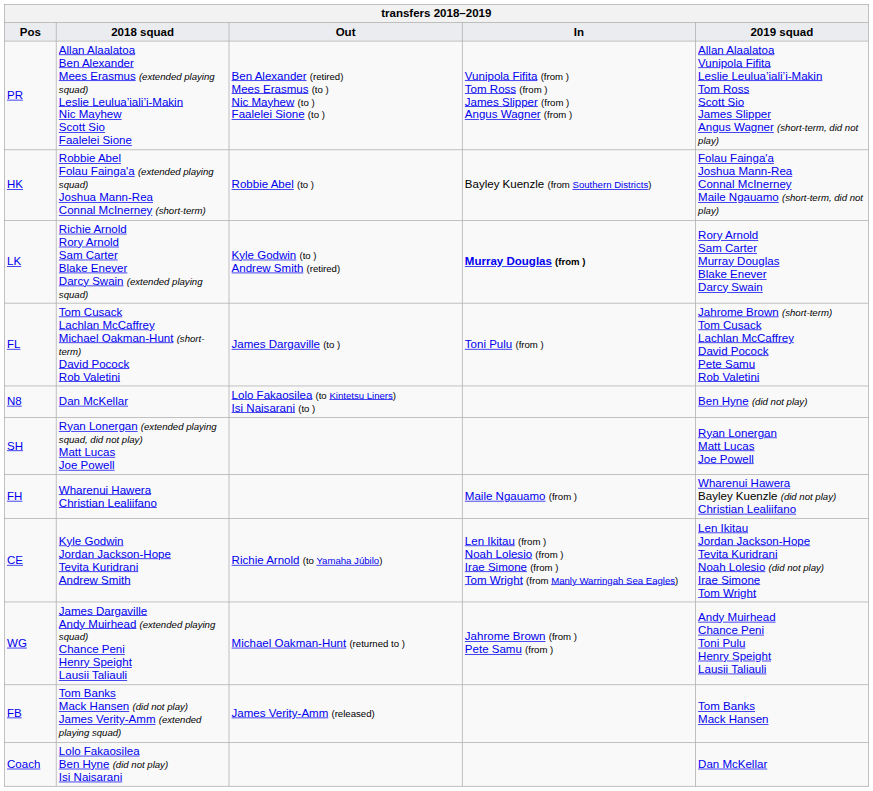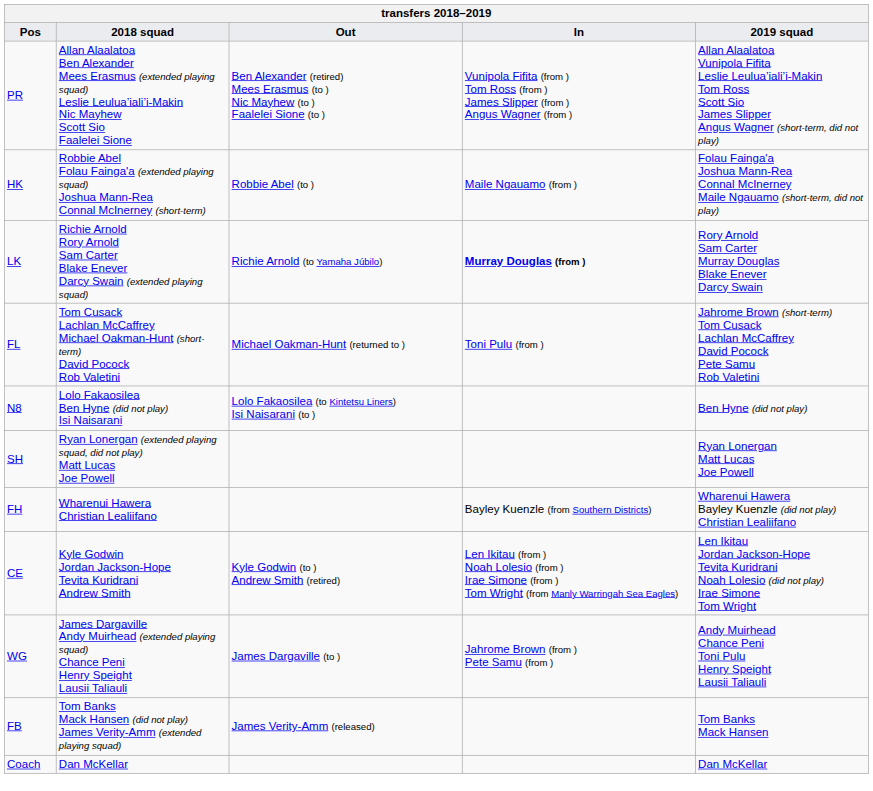(558, 185) Bayley Kuenzle (from Southern Districts) -> (521, 185) Maile Ngauamo (from )
(286, 261) Kyle Godwin (to ) Andrew Smith (retired) -> (307, 261) Richie Arnold (to Yamaha Júbilo)
(286, 344) James Dargaville (to ) -> (318, 344) Michael Oakman-Hunt (returned to )
(93, 401) Dan McKellar -> (113, 408) Lolo Fakaosilea Ben Hyne (did not play) Isi Naisarani
(521, 496) Maile Ngauamo (from ) -> (558, 509) Bayley Kuenzle (from Southern Districts)
(307, 560) Richie Arnold (to Yamaha Júbilo) -> (286, 573) Kyle Godwin (to ) Andrew Smith (retired)
(318, 643) Michael Oakman-Hunt (returned to ) -> (286, 656) James Dargaville (to )
(113, 764) Lolo Fakaosilea Ben Hyne (did not play) Isi Naisarani -> (93, 764) Dan McKellar
